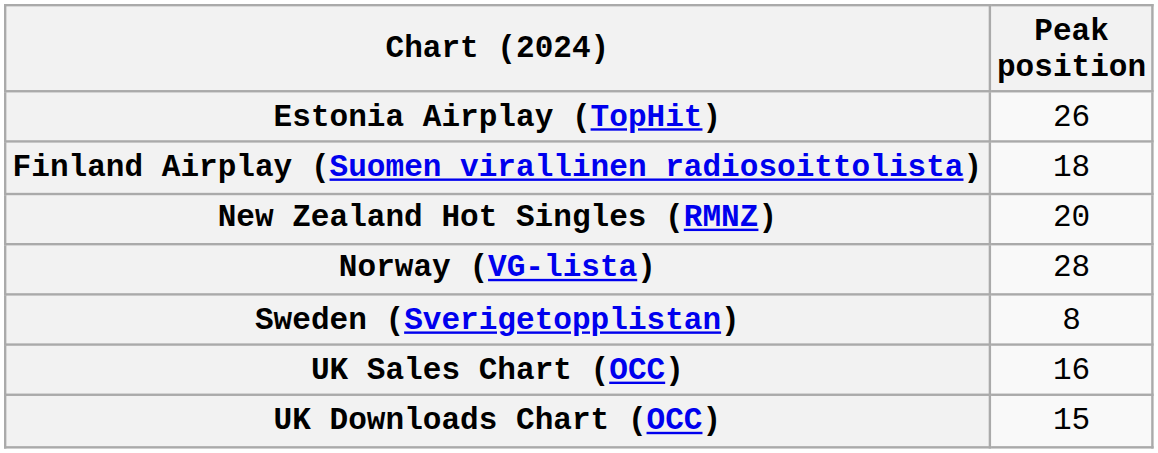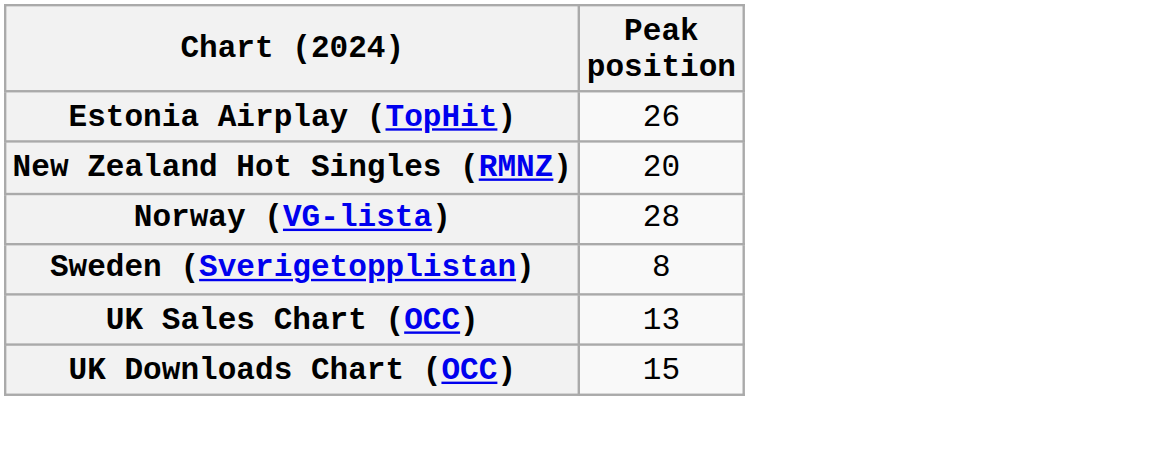- row: (497, 168)
(1072, 370) 16 -> (661, 320) 13
